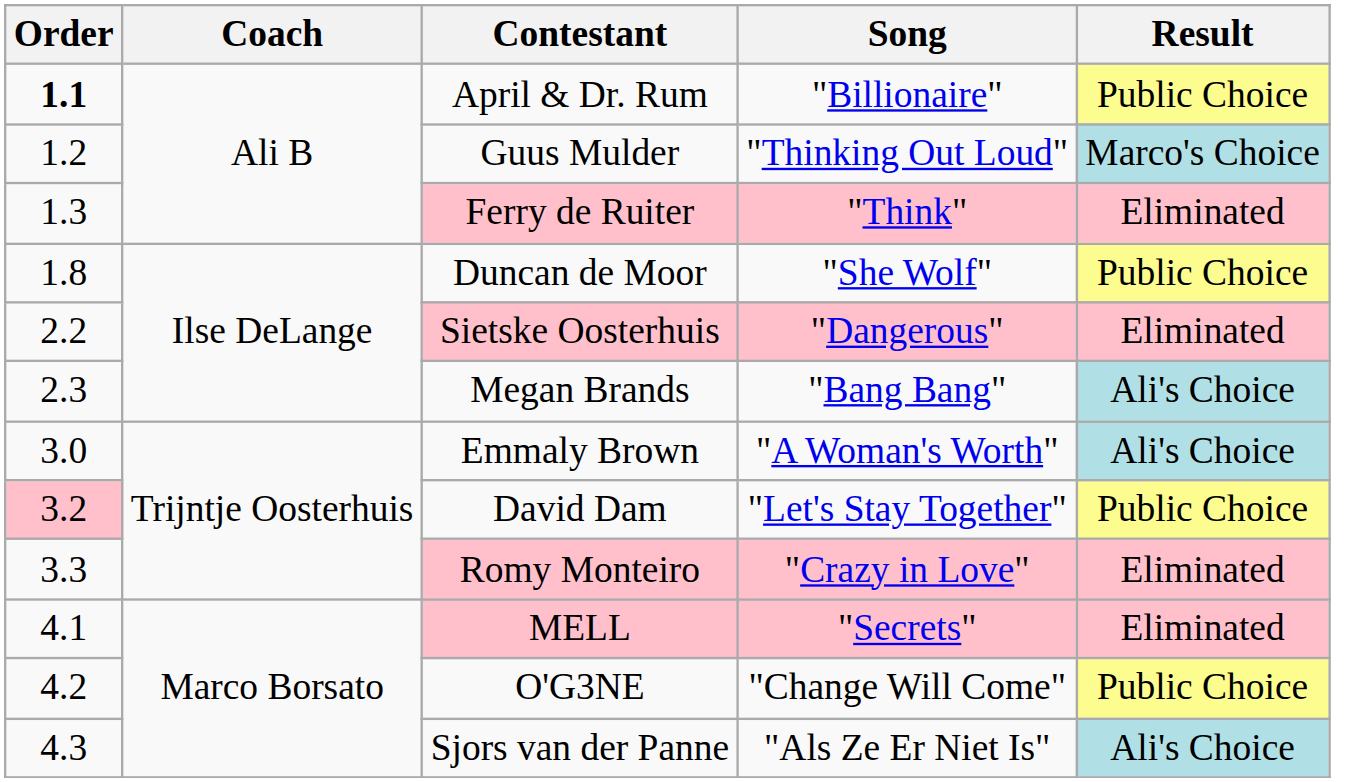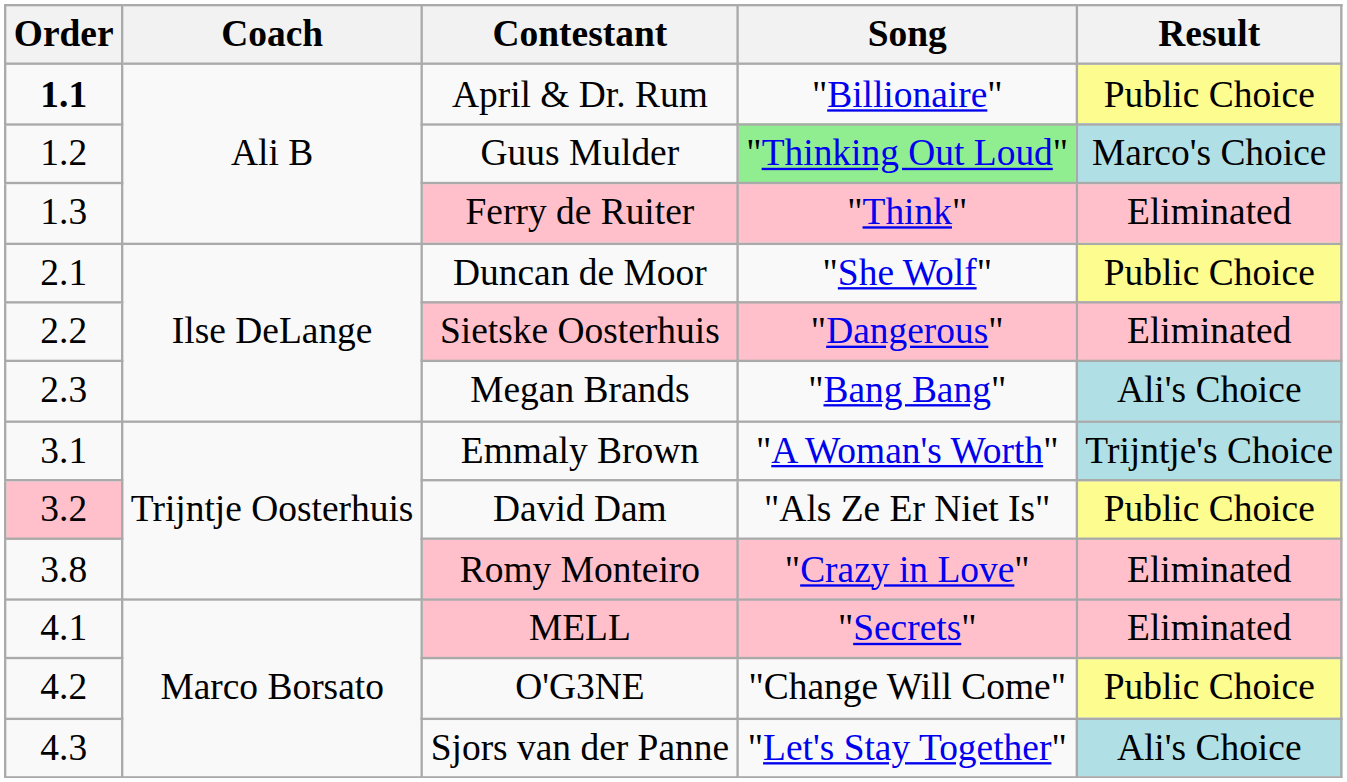(907, 152) no background -> (907, 152) lightgreen background
(64, 271) 1.8 -> (64, 271) 2.1
(64, 449) 3.0 -> (64, 449) 3.1
(1203, 449) Ali's Choice -> (1209, 449) Trijntje's Choice
(907, 509) "Let's Stay Together" -> (907, 509) "Als Ze Er Niet Is"
(64, 568) 3.3 -> (64, 568) 3.8
(907, 746) "Als Ze Er Niet Is" -> (907, 746) "Let's Stay Together"
